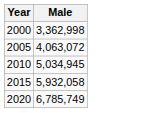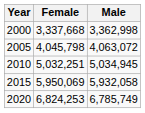+ column: (60, 13)
